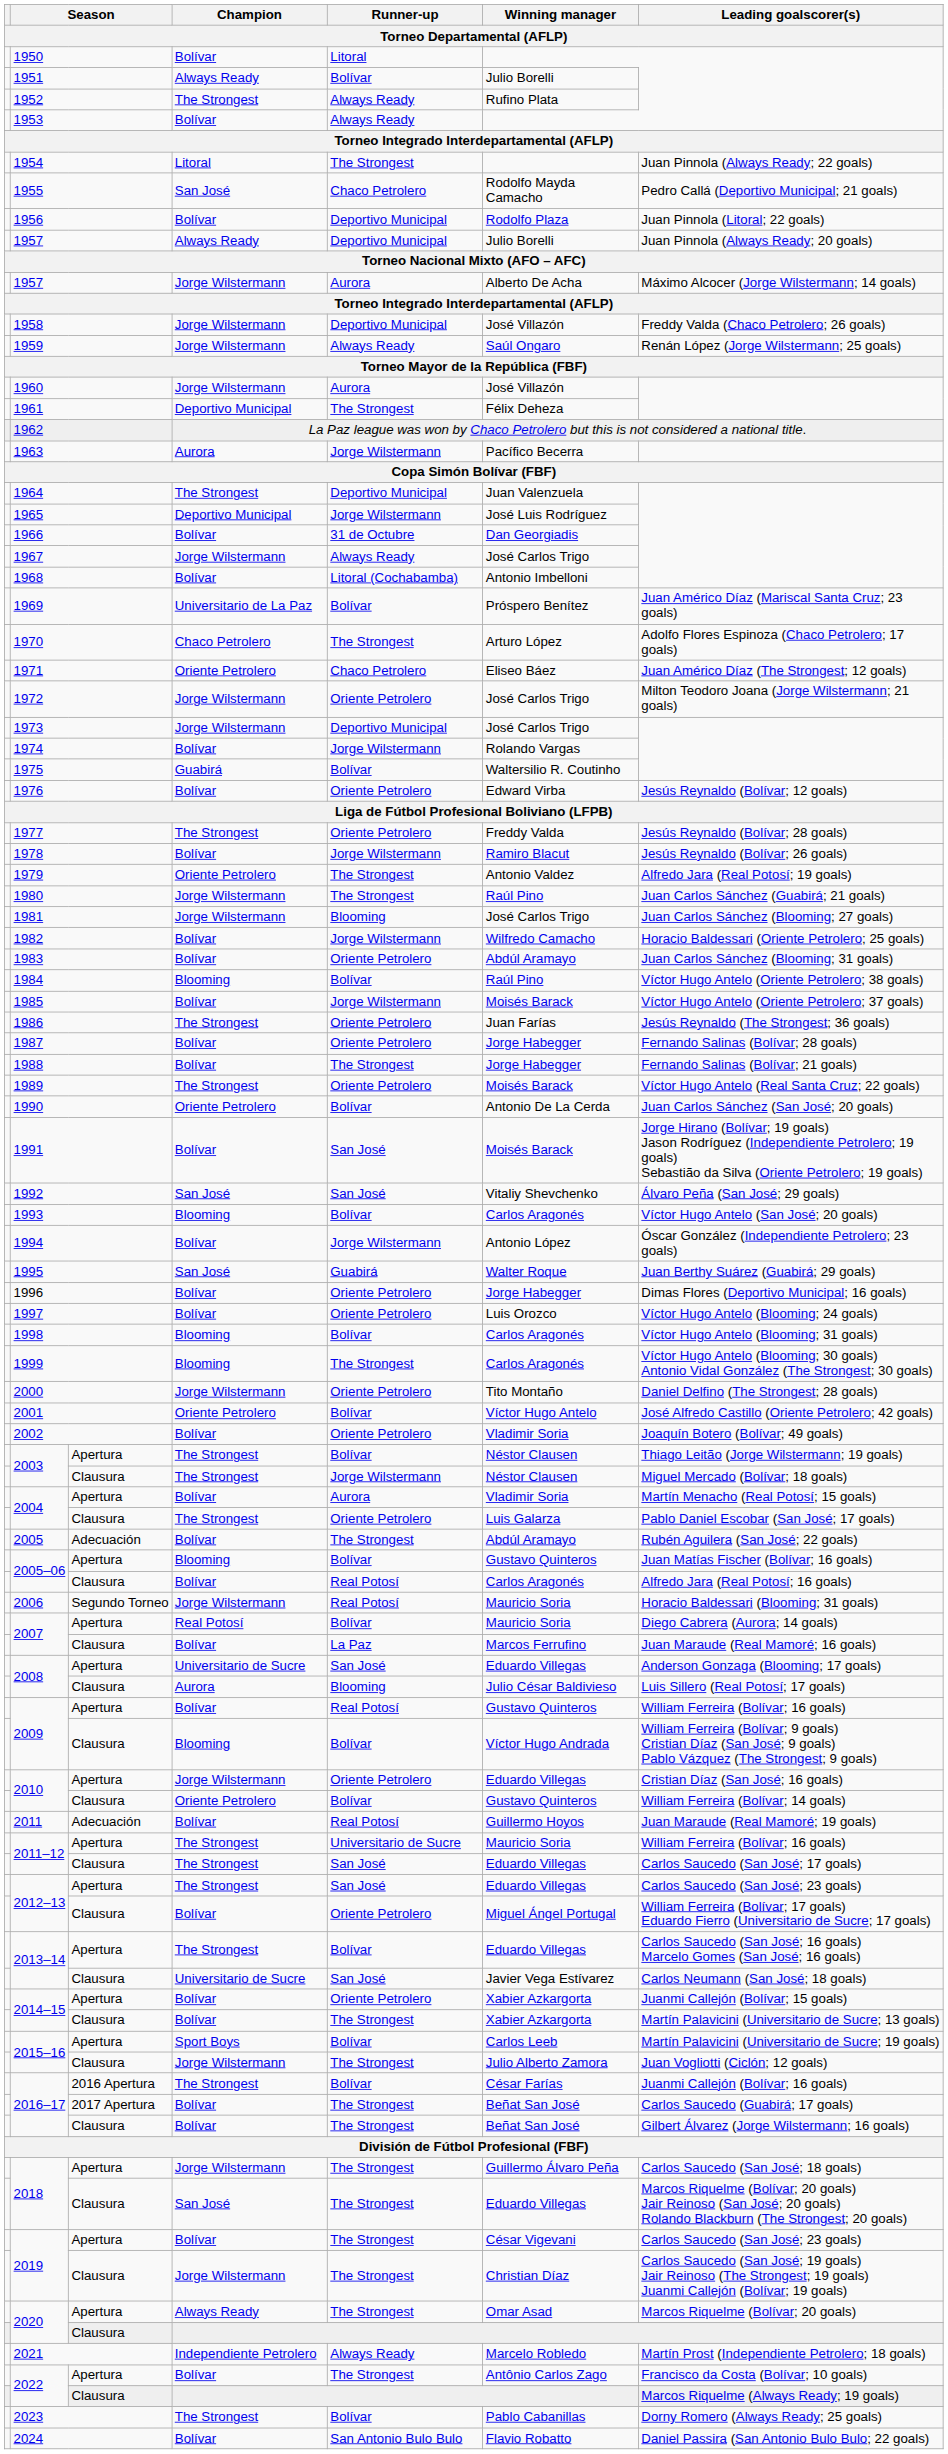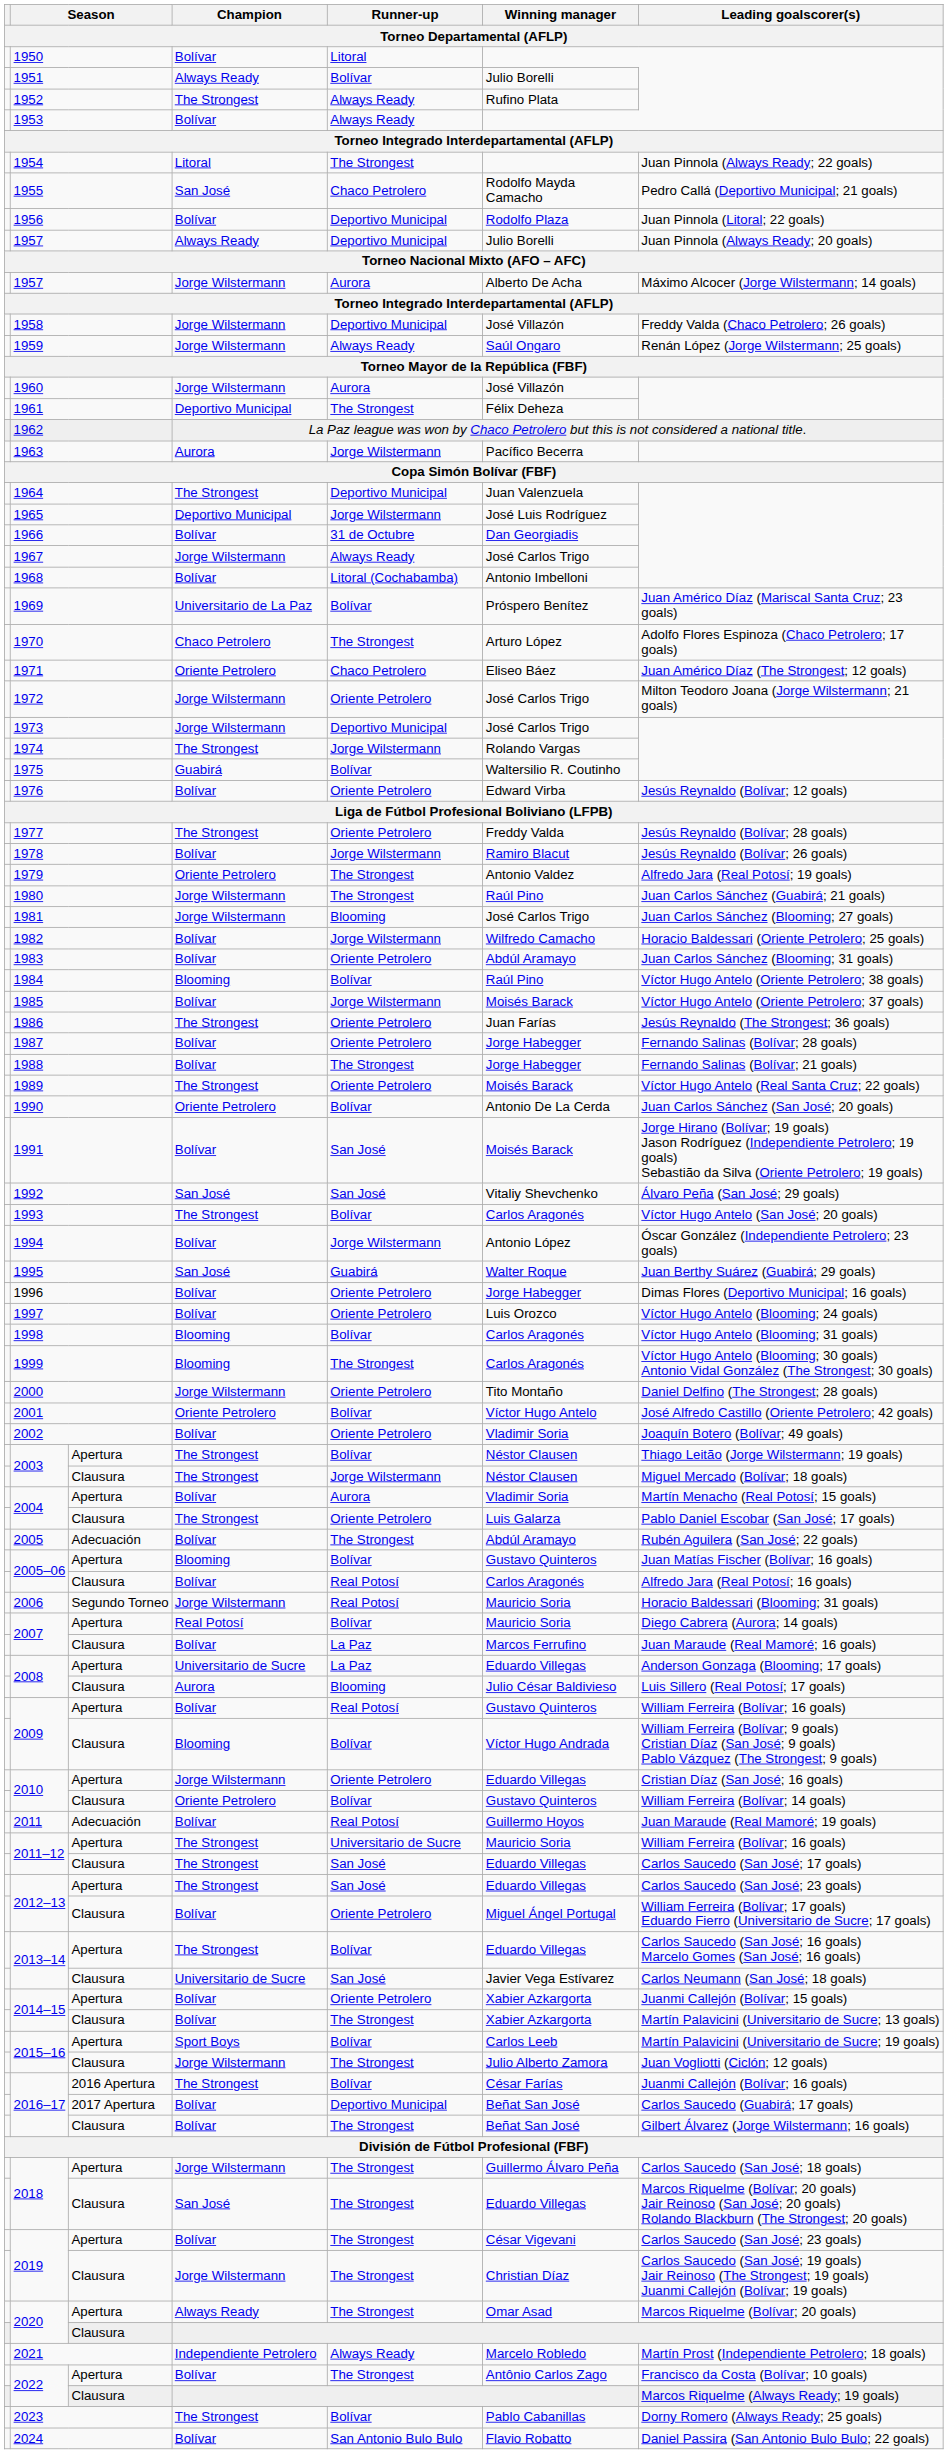(195, 748) Bolívar -> (216, 748) The Strongest
(202, 1214) Blooming -> (216, 1214) The Strongest
(358, 1665) San José -> (351, 1665) La Paz
(372, 2104) The Strongest -> (389, 2104) Deportivo Municipal
